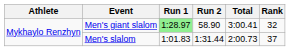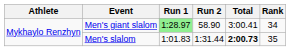(272, 26) 32 -> (273, 26) 34
(243, 39) normal -> (243, 39) bold
(272, 39) 37 -> (273, 39) 35
